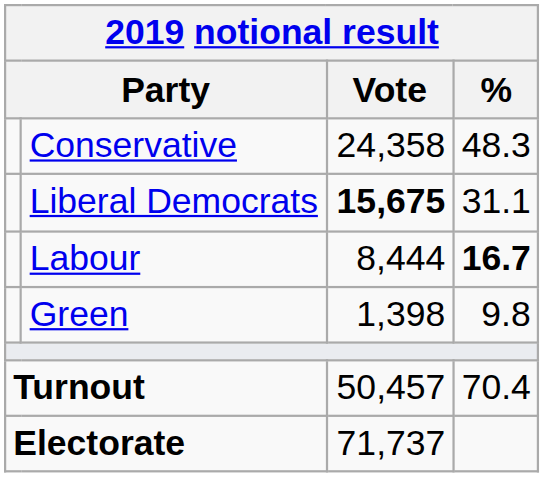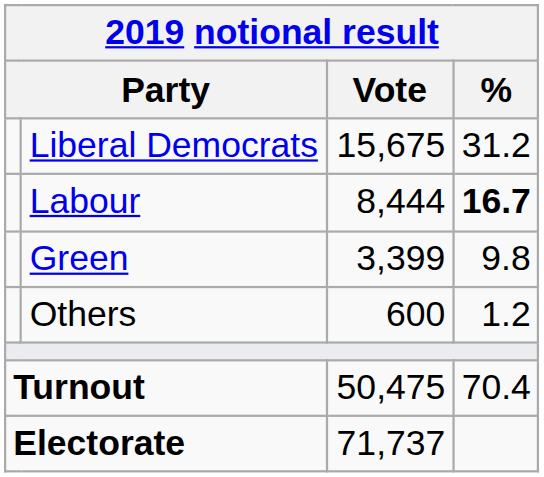- row: (133, 145)
(391, 201) bold -> (391, 145) normal
(496, 201) 31.1 -> (496, 145) 31.2
(401, 314) 1,398 -> (401, 257) 3,399
+ row: (83, 314)
(391, 387) 50,457 -> (391, 387) 50,475
